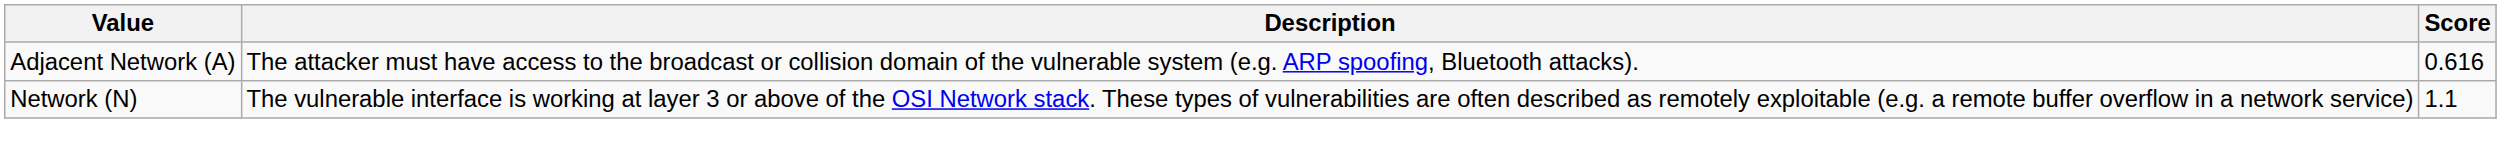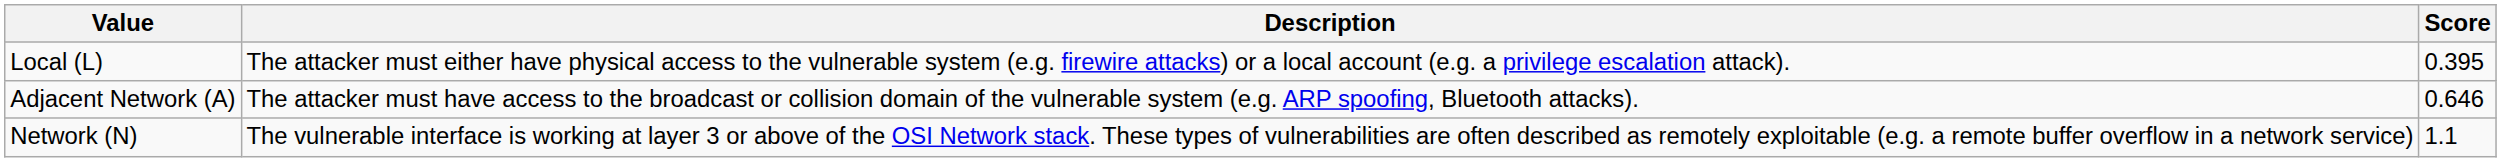+ row: (57, 61)
(2454, 61) 0.616 -> (2454, 99) 0.646
